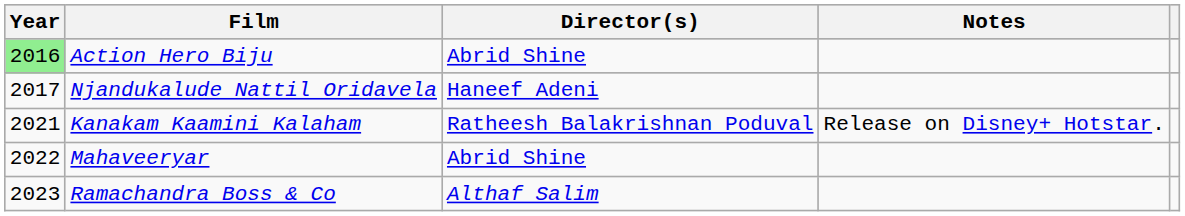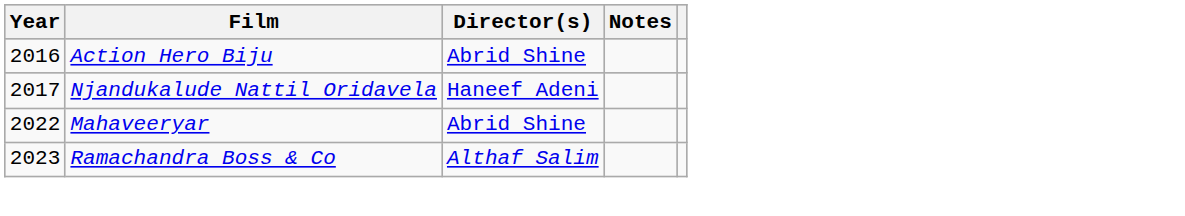(35, 56) lightgreen background -> (35, 56) no background
- row: (216, 125)
